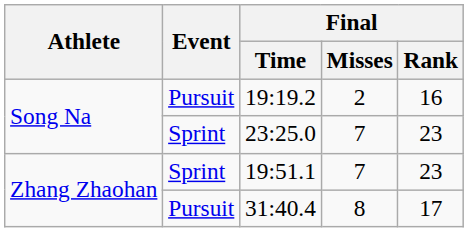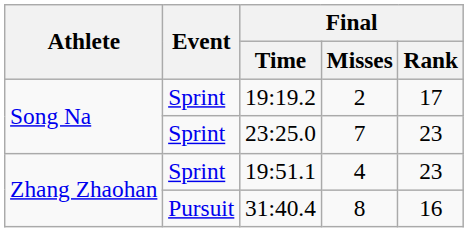(201, 97) Pursuit -> (197, 97) Sprint
(431, 97) 16 -> (431, 97) 17
(360, 171) 7 -> (360, 171) 4
(431, 208) 17 -> (431, 208) 16
